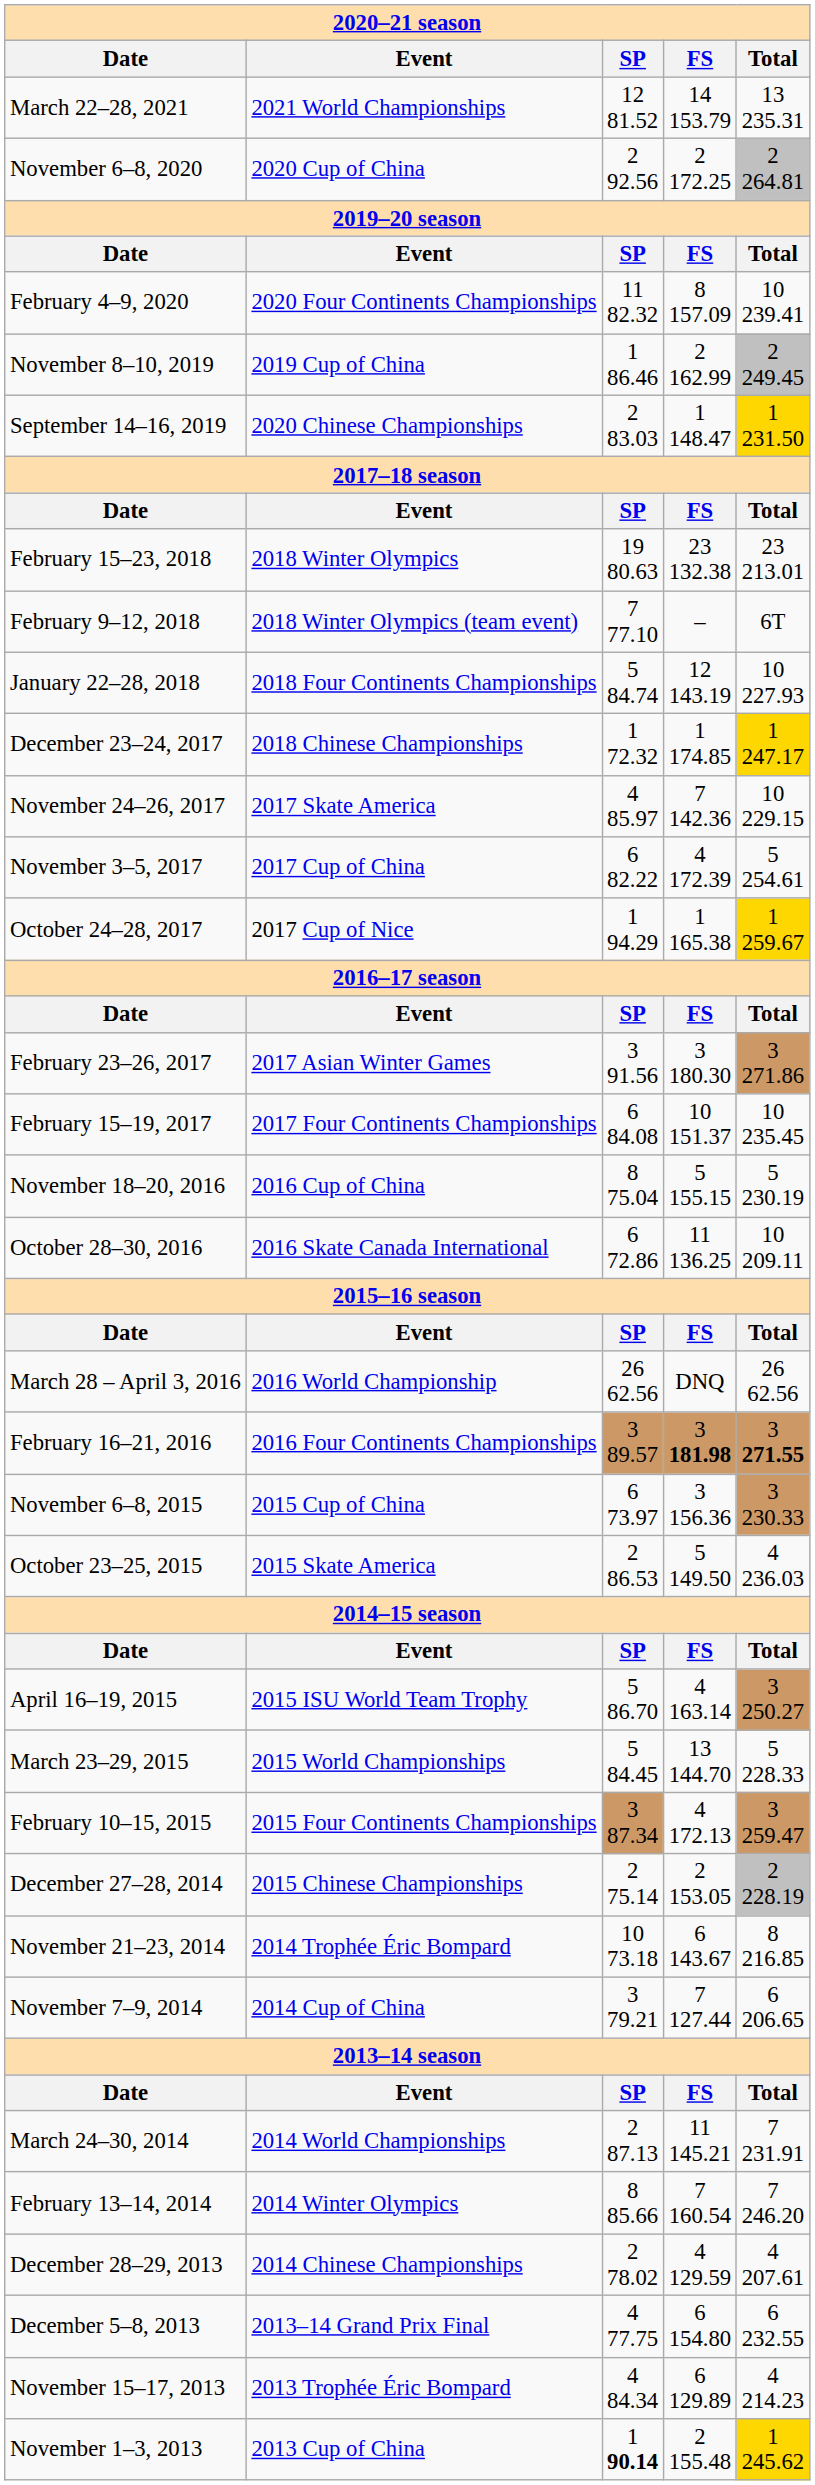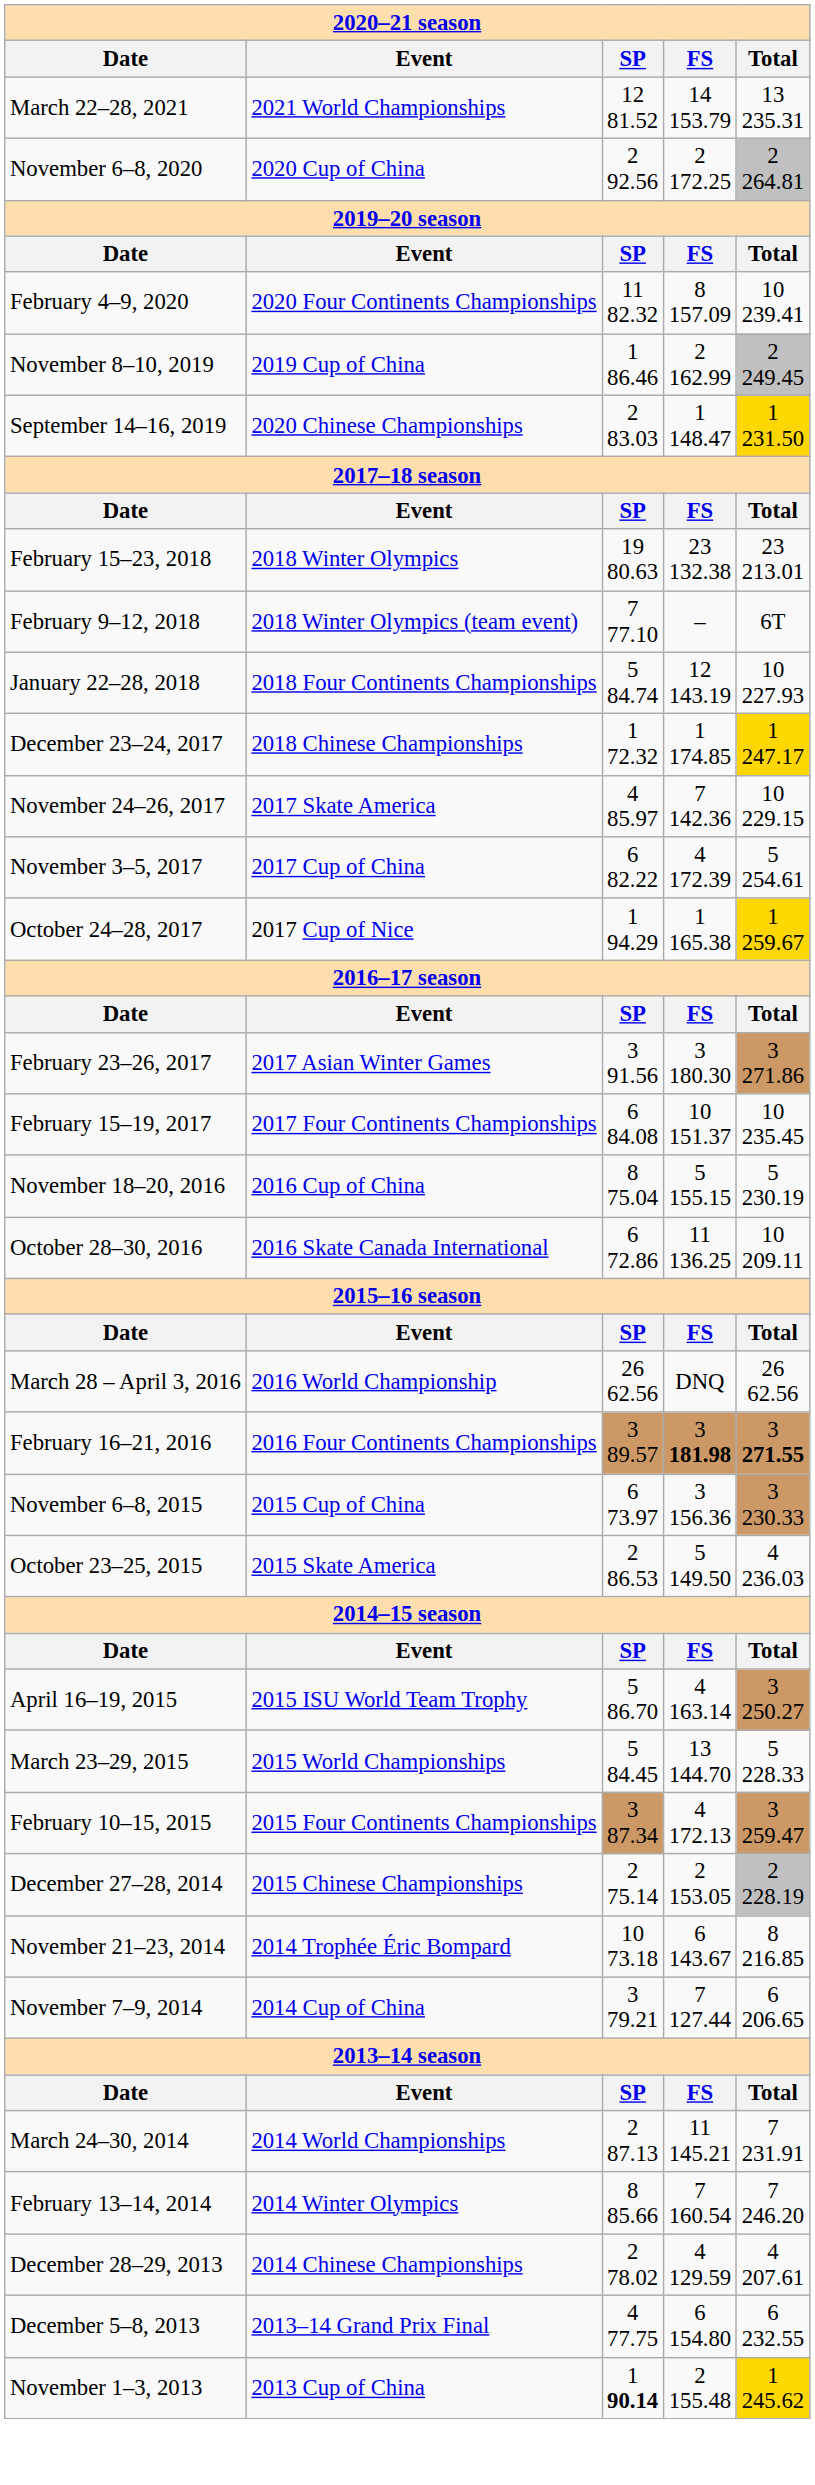- row: (118, 2387)
